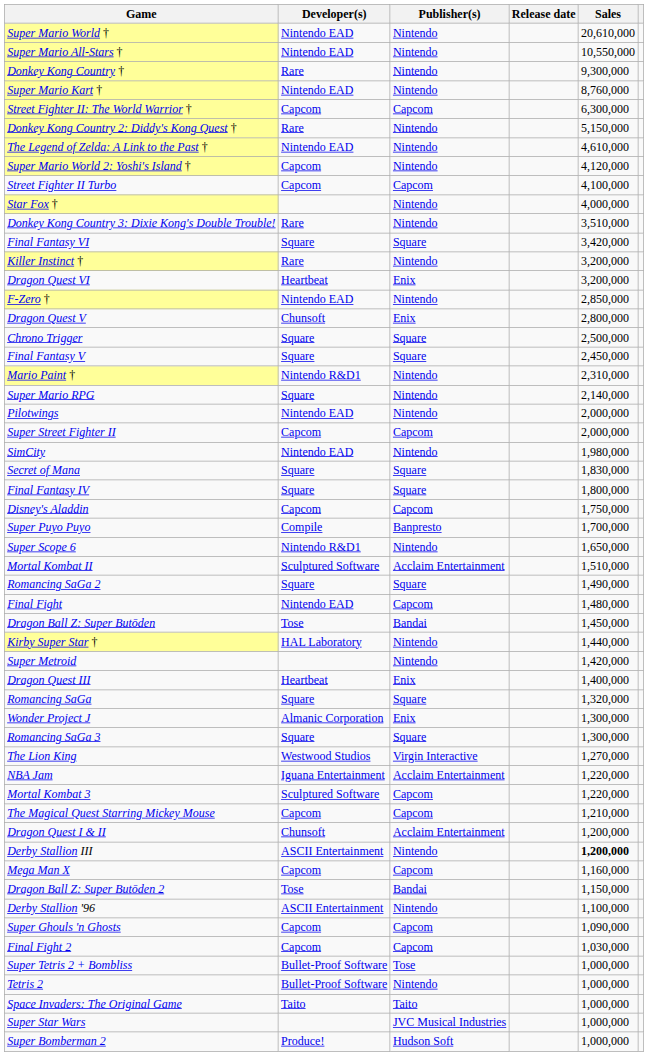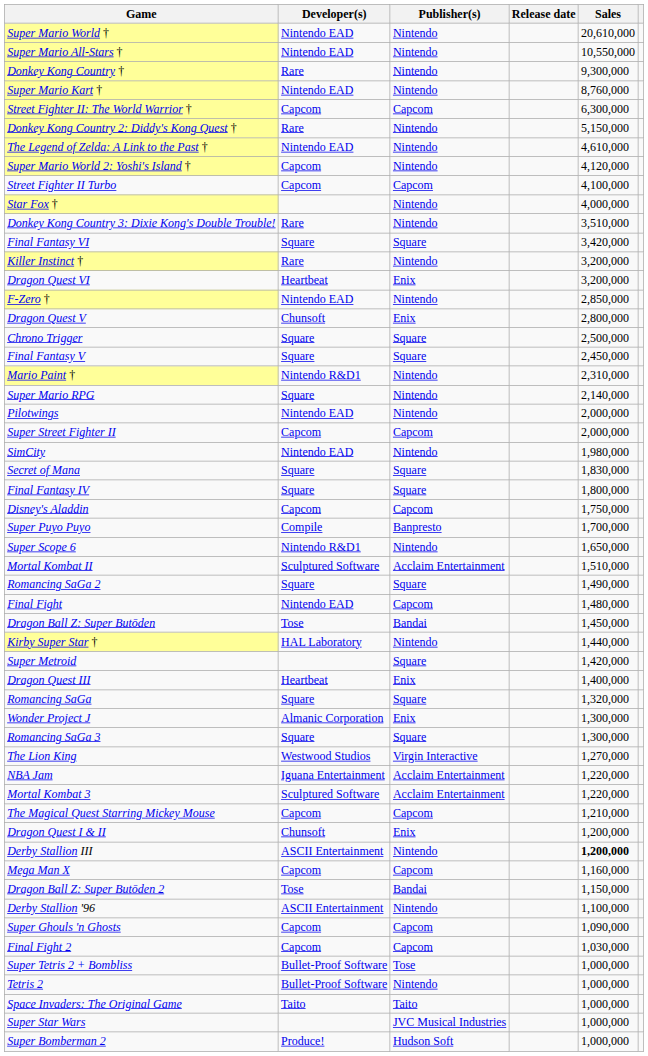(415, 661) Nintendo -> (410, 661) Square
(413, 794) Capcom -> (449, 794) Acclaim Entertainment
(449, 832) Acclaim Entertainment -> (404, 832) Enix
